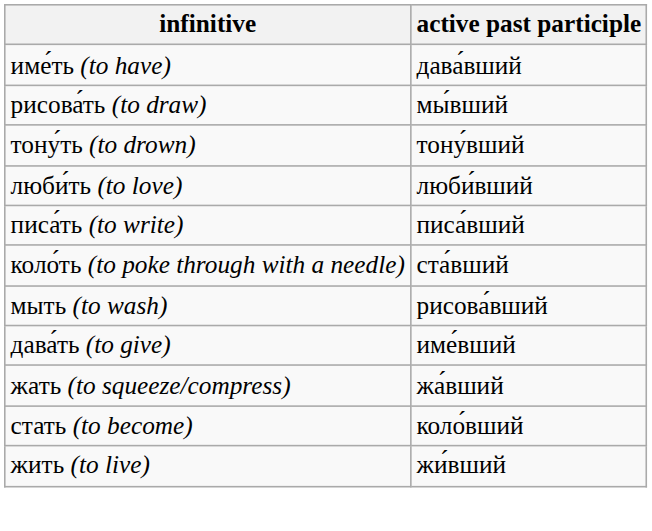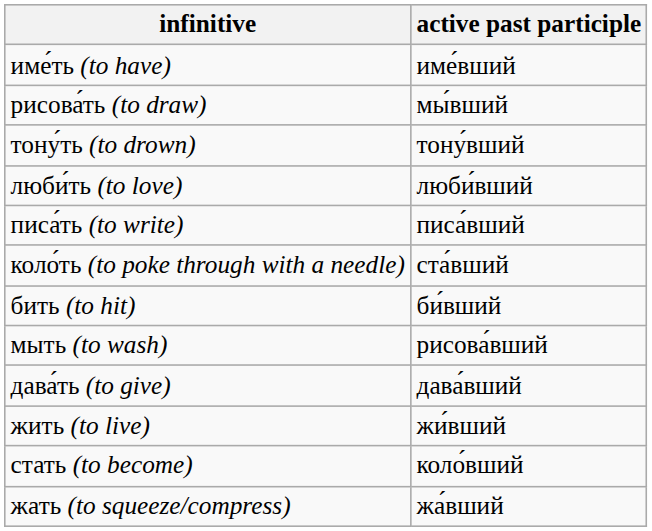(469, 64) дава́вший -> (466, 64) име́вший
+ row: (73, 305)
(466, 345) име́вший -> (469, 385) дава́вший
rows swapped: (151, 385) <-> (80, 465)
